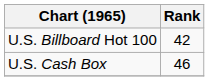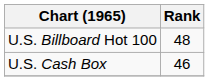(182, 40) 42 -> (182, 40) 48
